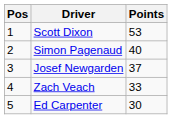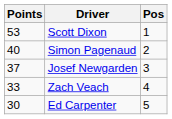columns swapped: (18, 14) <-> (146, 14)
